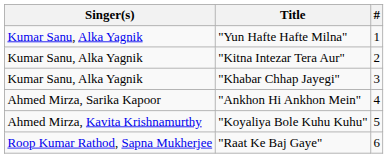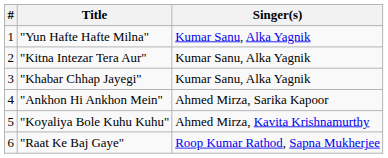columns swapped: (377, 15) <-> (110, 15)
